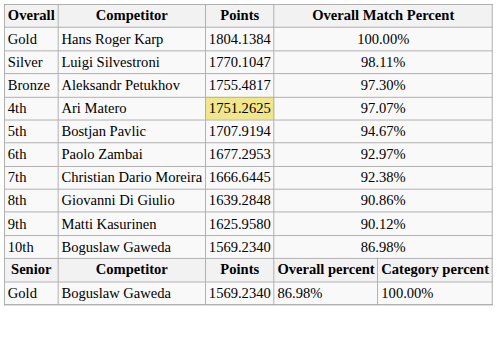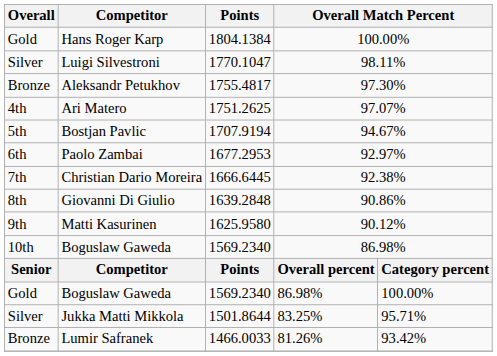(240, 108) khaki background -> (240, 108) no background
+ row: (25, 316)
+ row: (29, 339)
